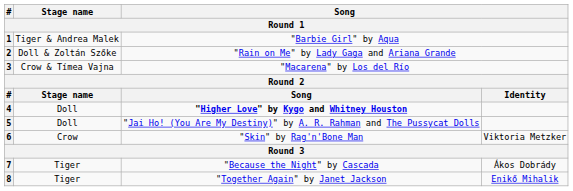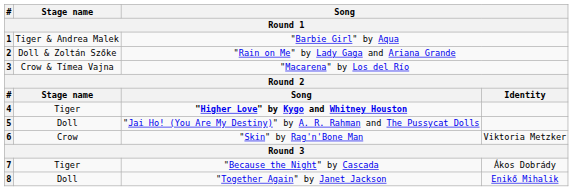(67, 109) Doll -> (67, 109) Tiger
(67, 179) Tiger -> (67, 179) Doll
